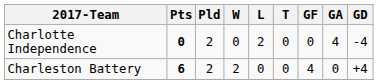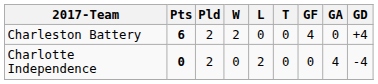rows swapped: (74, 69) <-> (52, 42)
